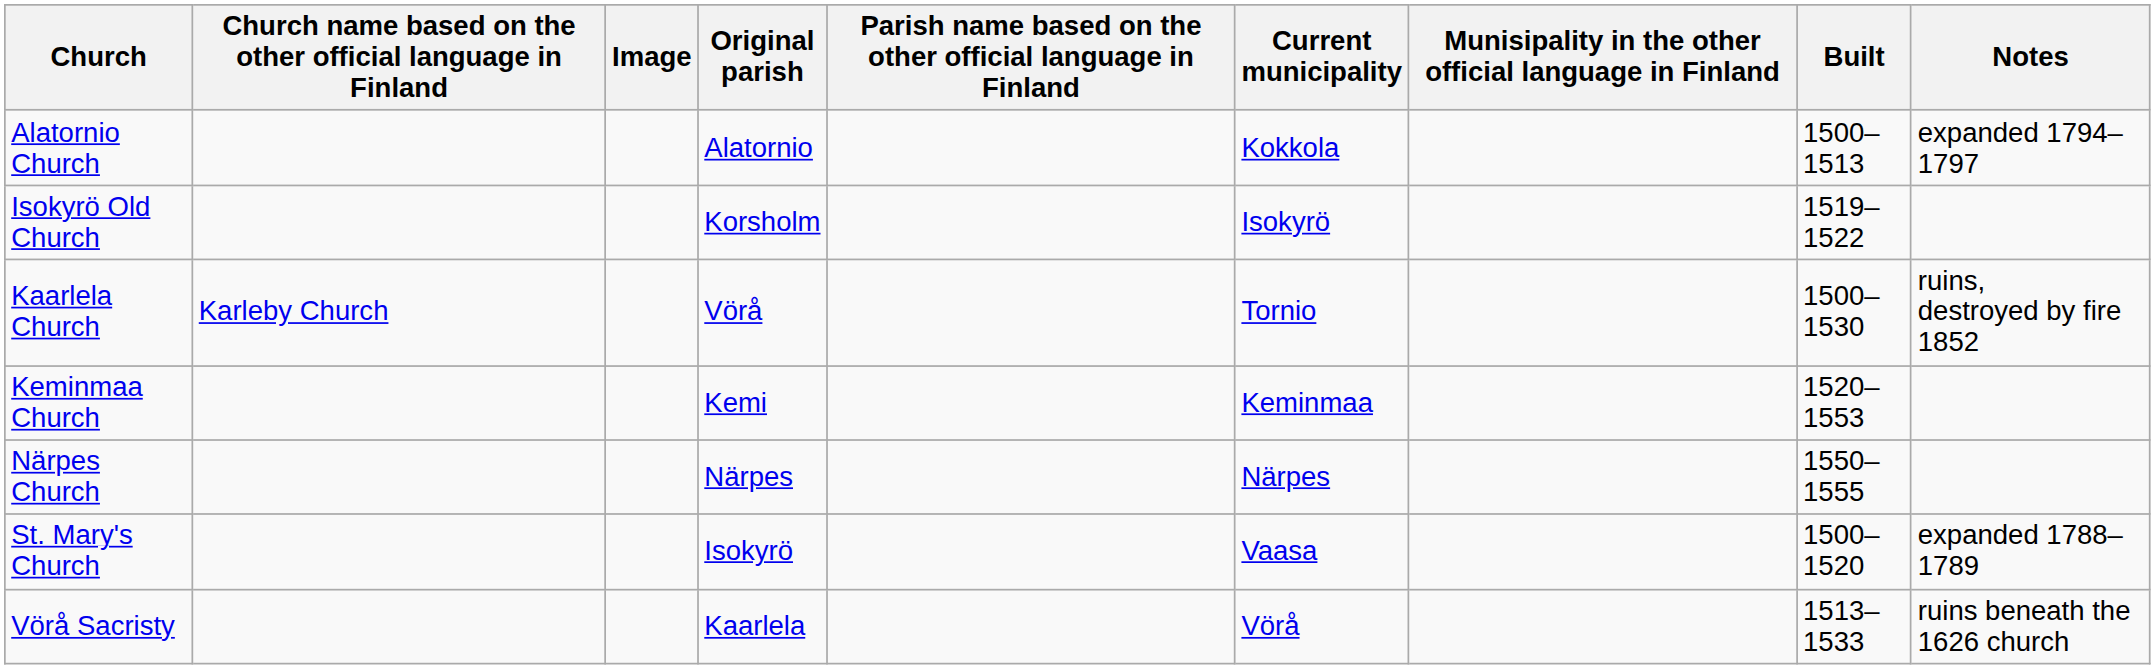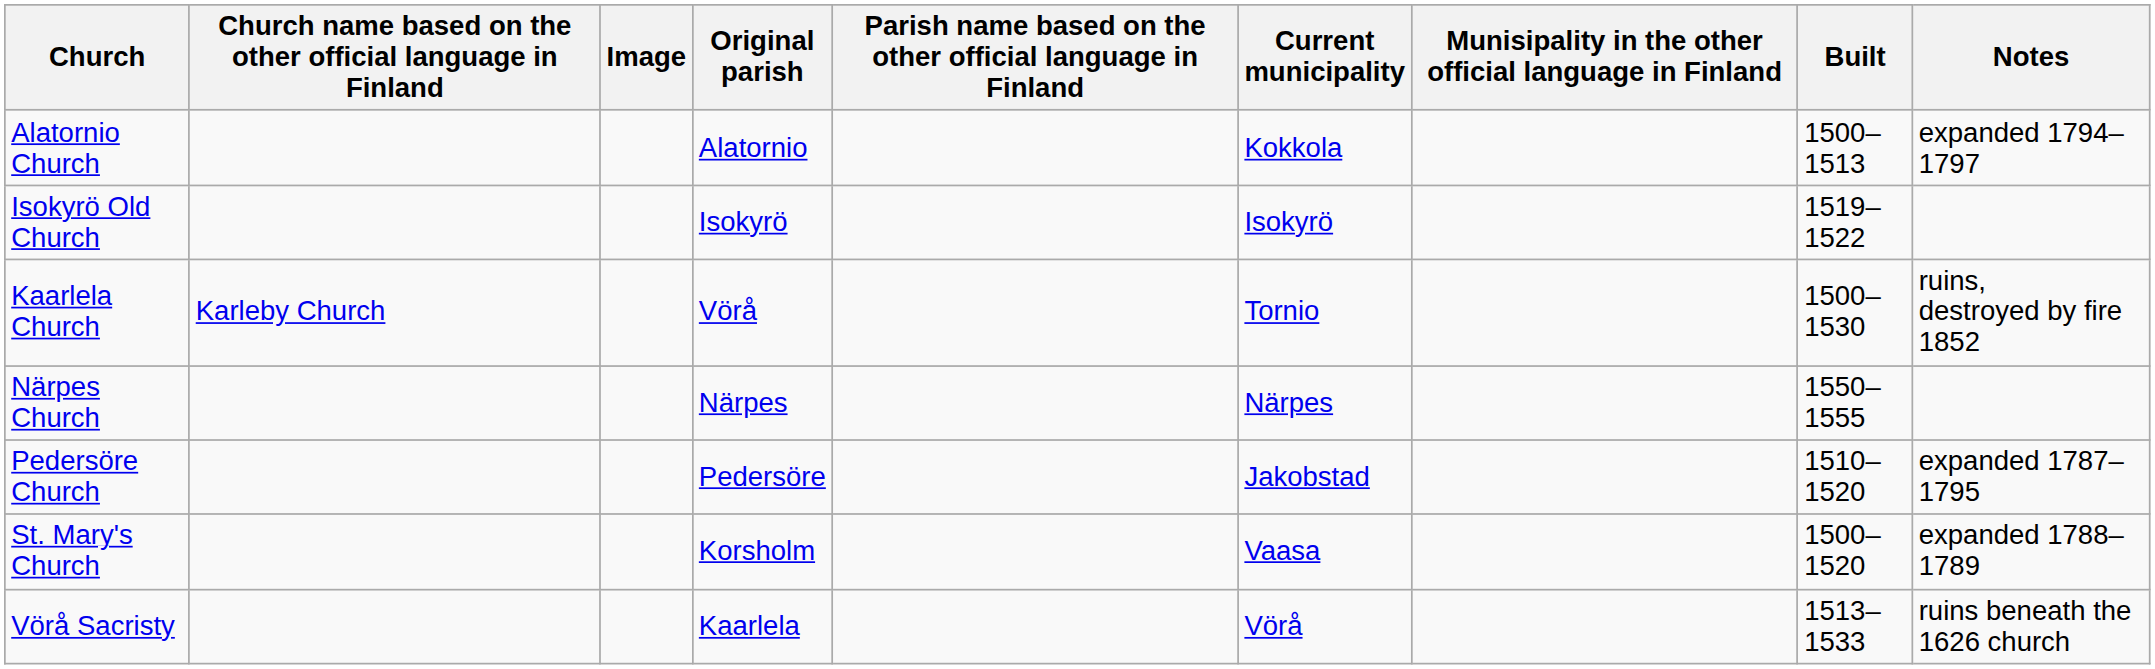(762, 221) Korsholm -> (743, 221) Isokyrö
- row: (77, 402)
+ row: (75, 476)
(749, 551) Isokyrö -> (757, 551) Korsholm
